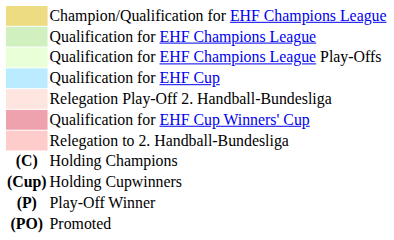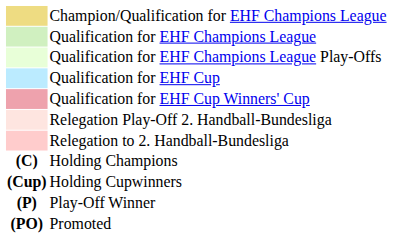rows swapped: (180, 119) <-> (191, 99)
